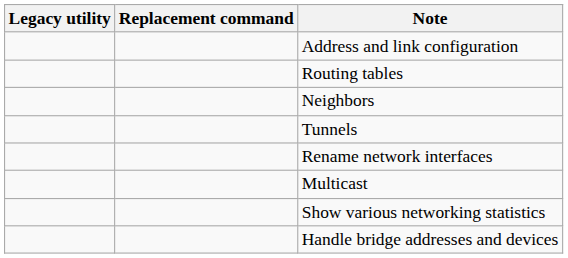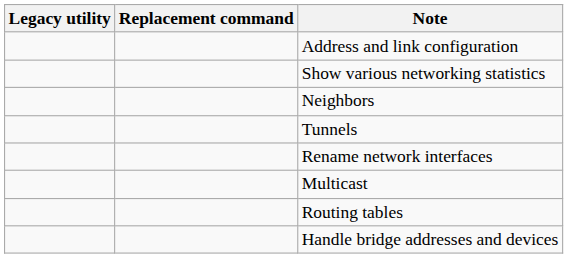rows swapped: (352, 73) <-> (424, 211)
